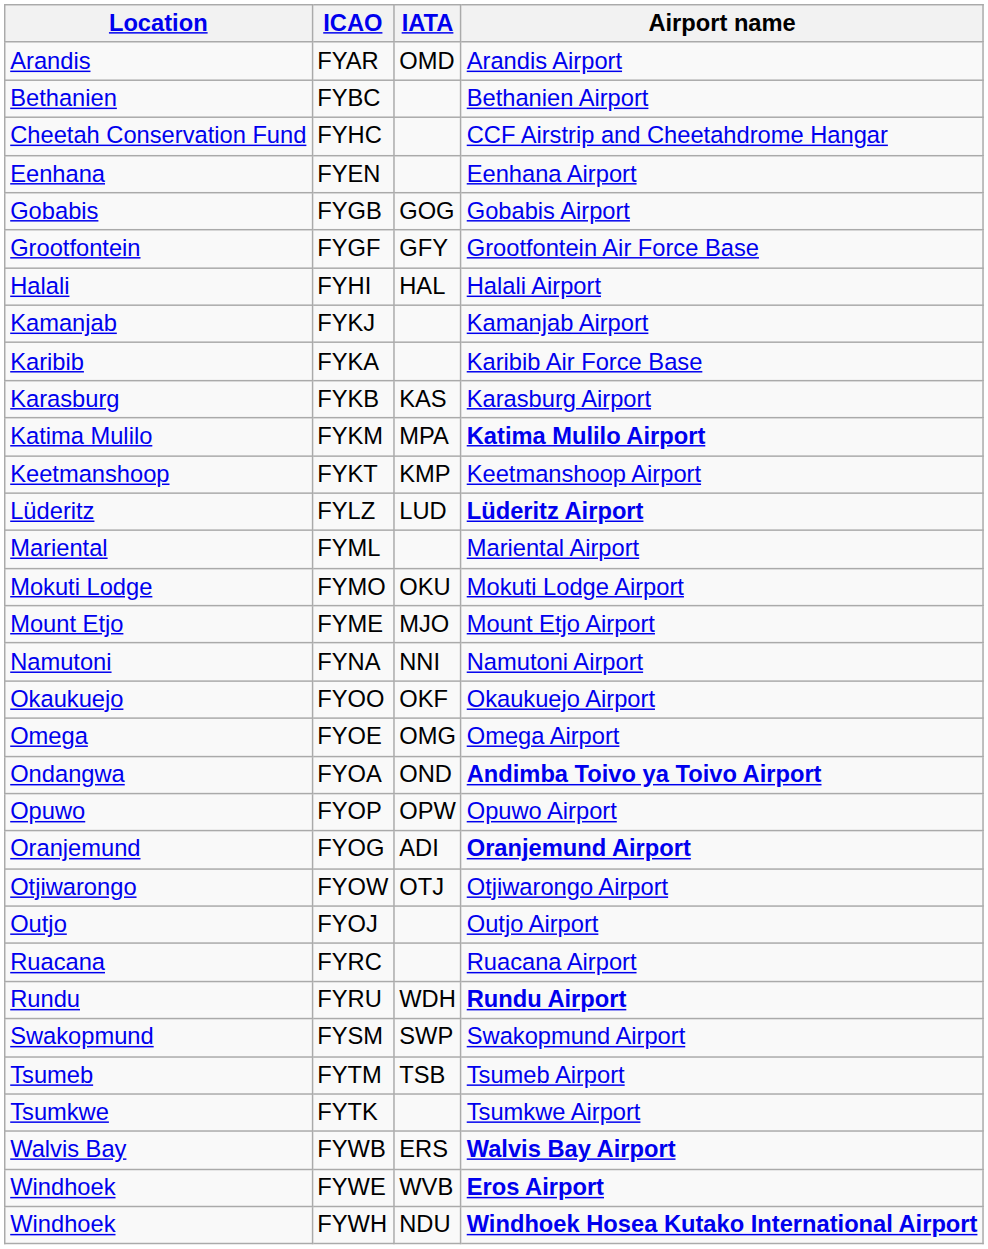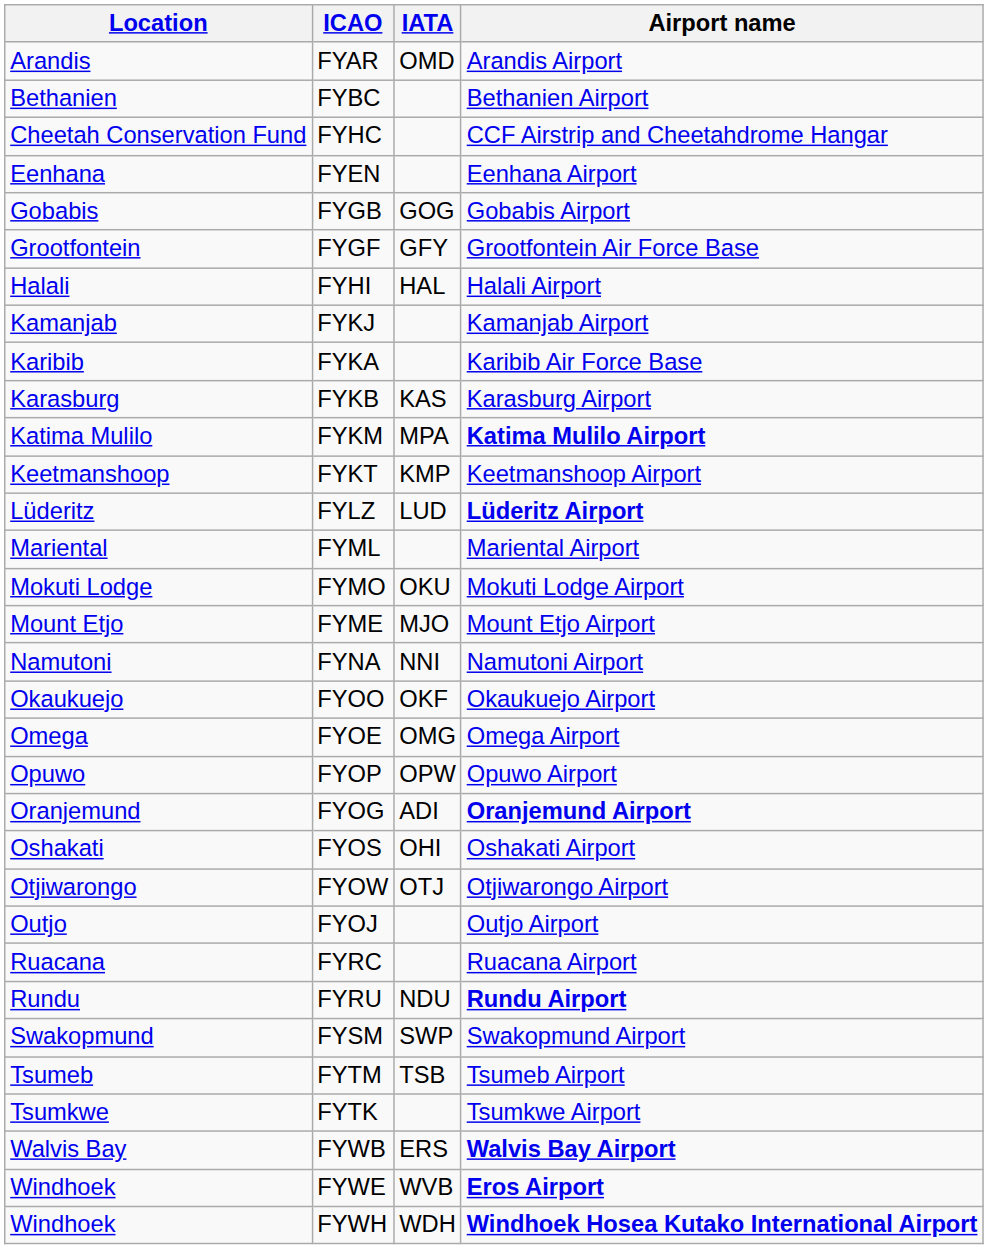- row: (350, 774)
+ row: (350, 849)
(428, 999) WDH -> (425, 999) NDU
(425, 1225) NDU -> (428, 1225) WDH
